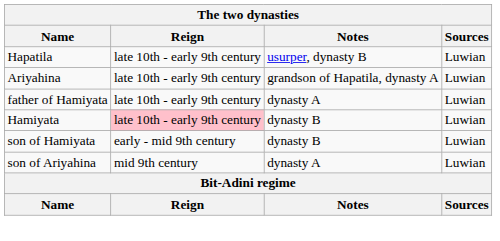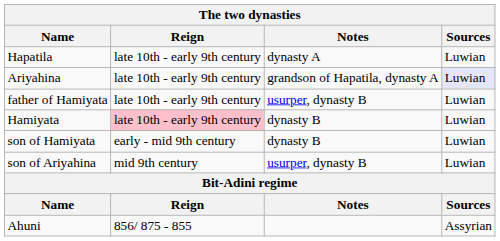(317, 57) usurper, dynasty B -> (294, 57) dynasty A
(465, 78) no background -> (465, 78) lavender background
(294, 99) dynasty A -> (317, 99) usurper, dynasty B
(294, 162) dynasty A -> (317, 162) usurper, dynasty B
+ row: (24, 225)
